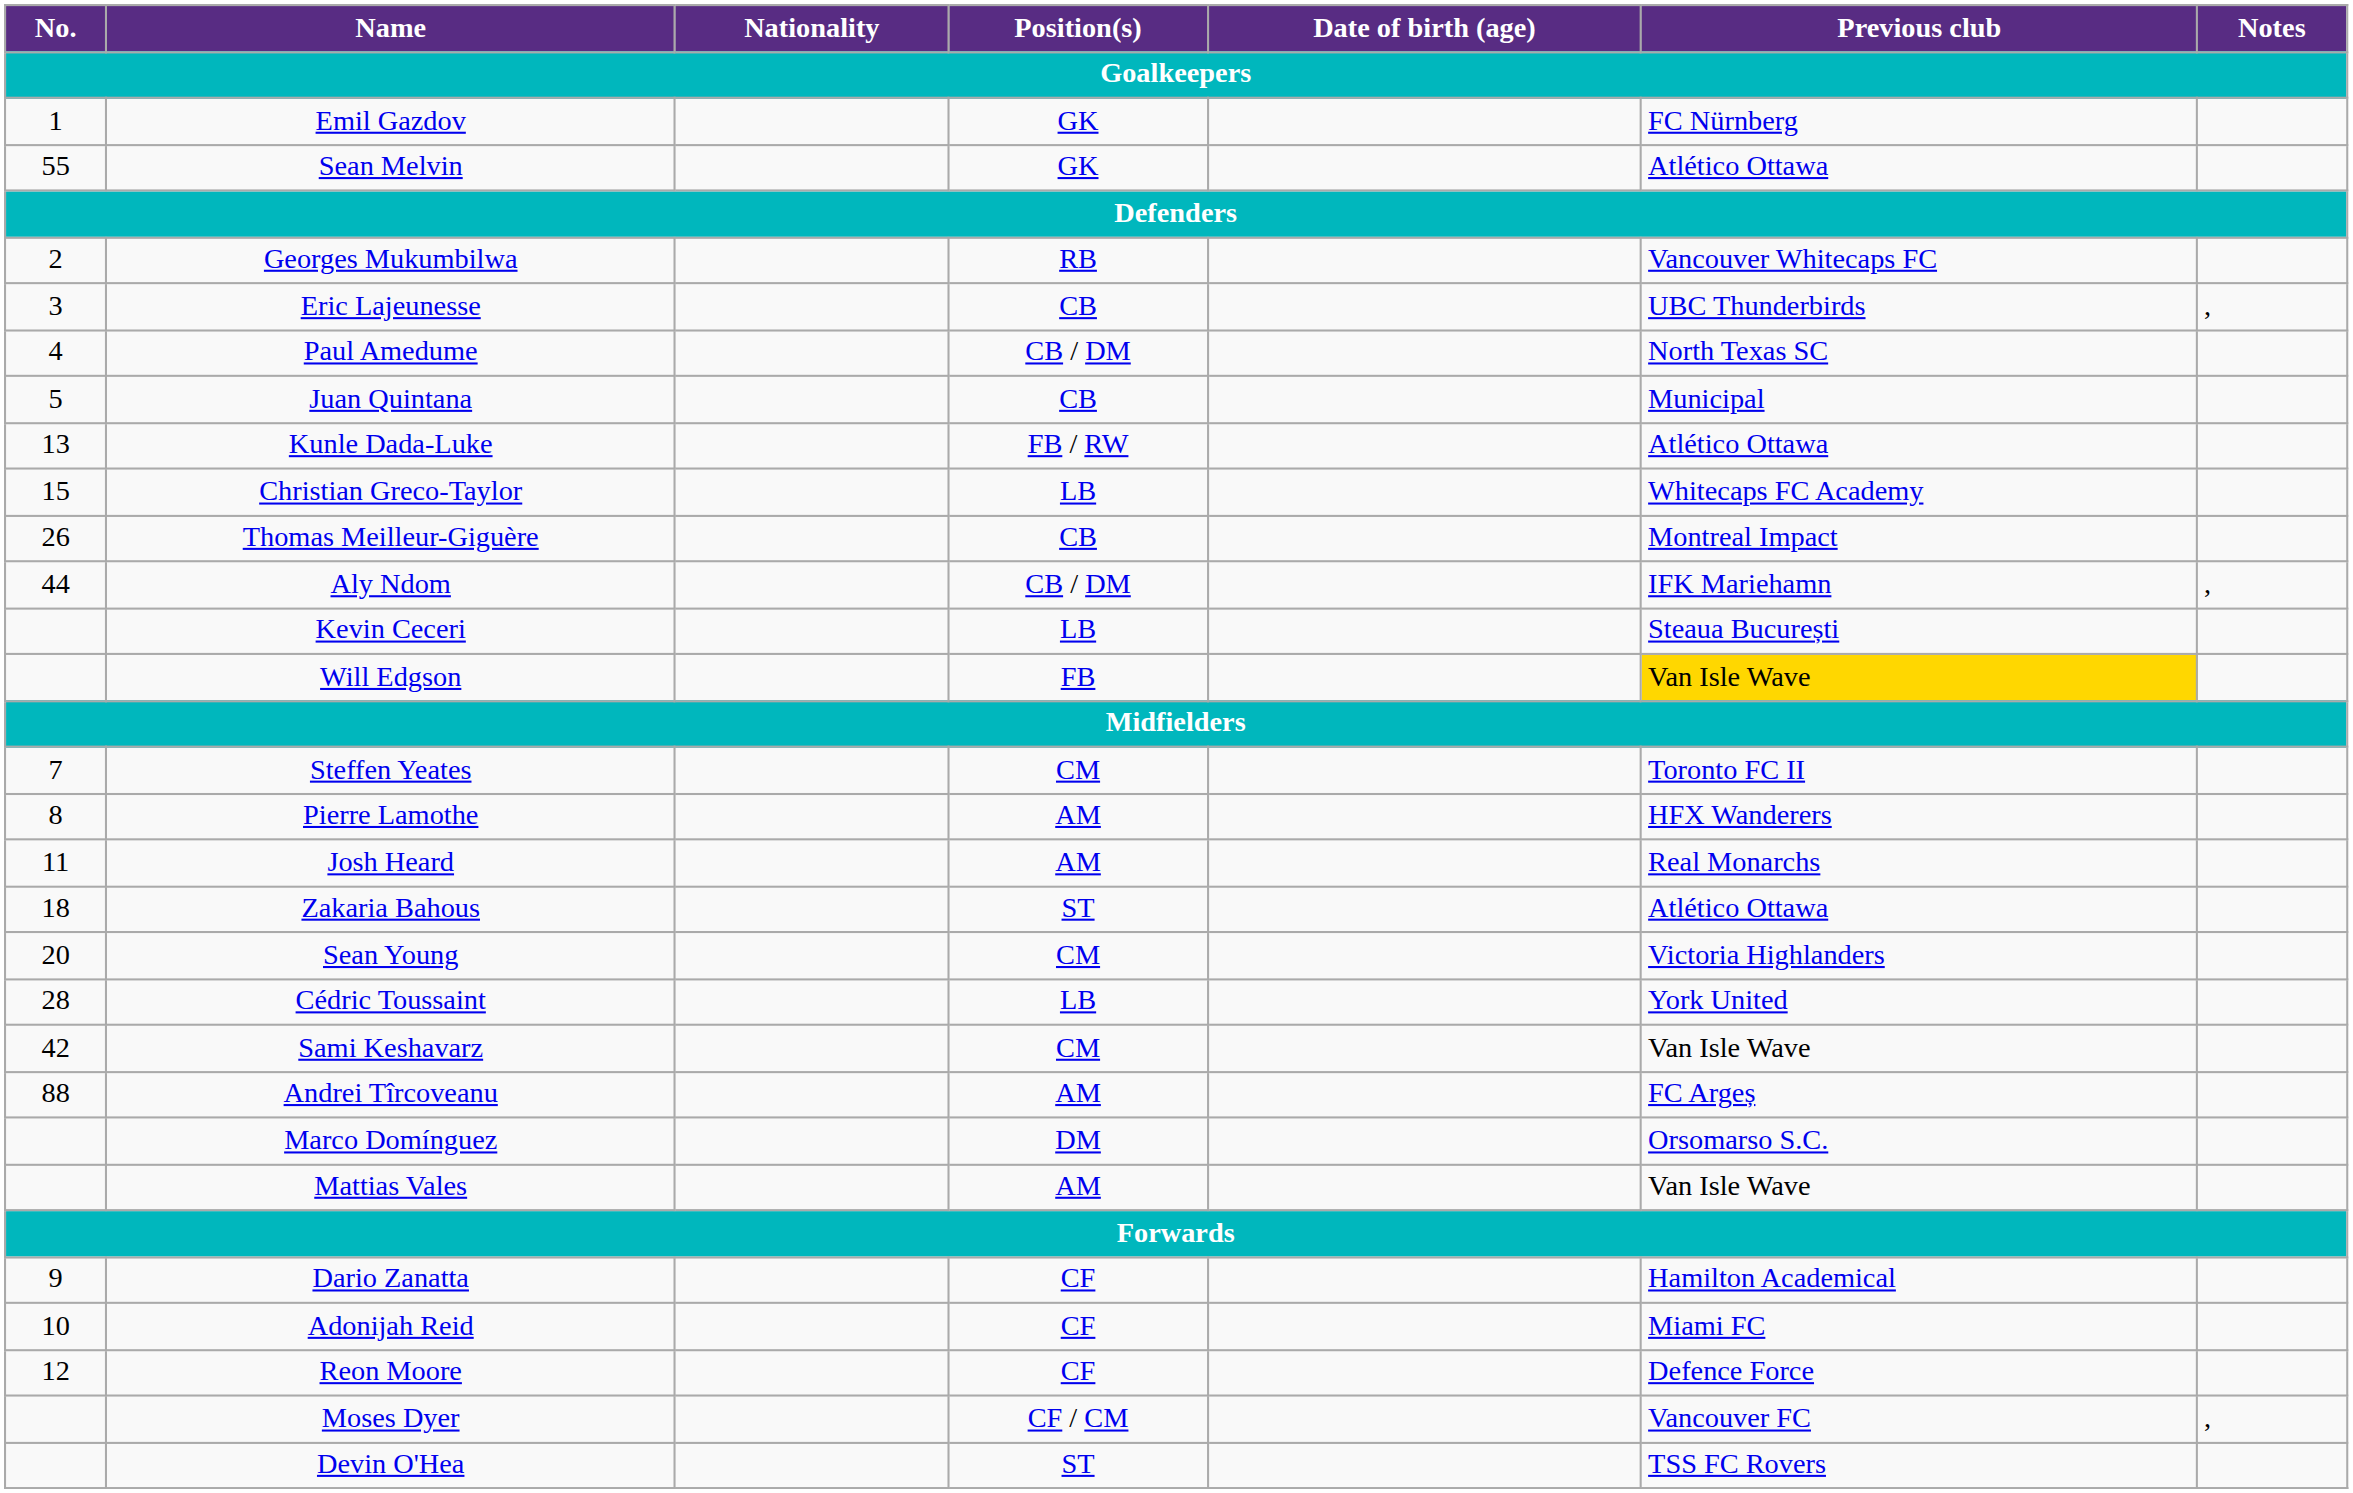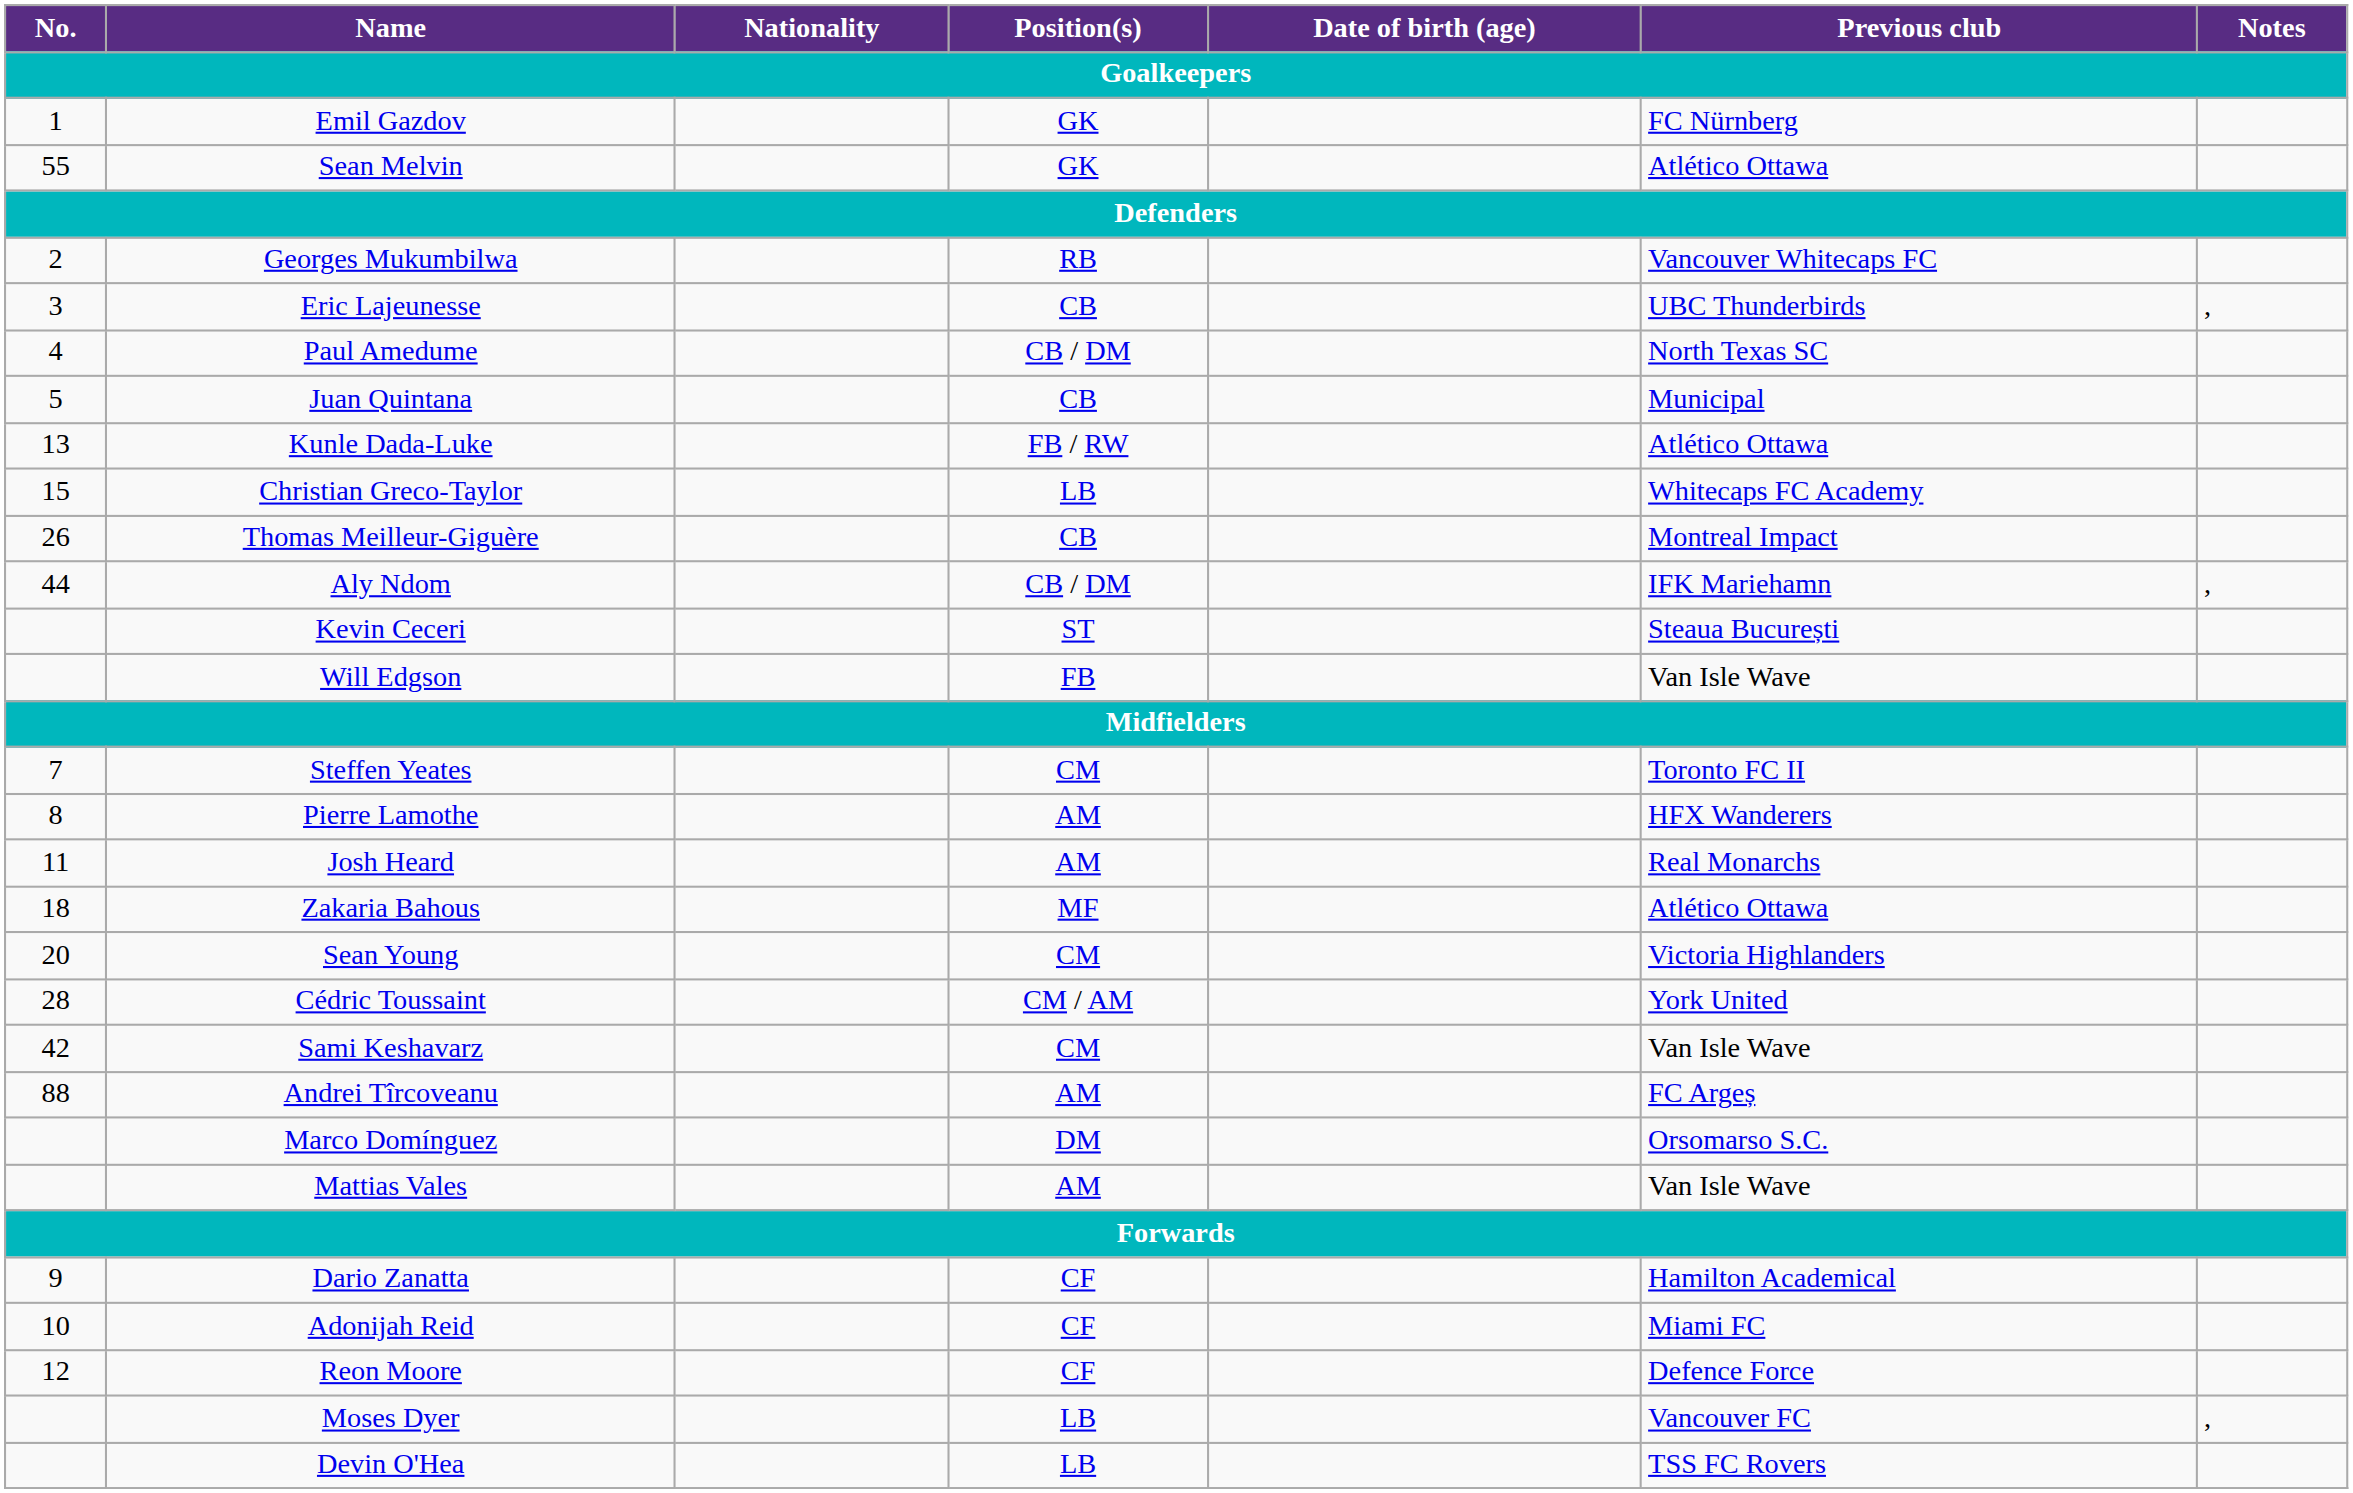(1078, 629) LB -> (1078, 629) ST
(1729, 676) gold background -> (1729, 676) no background
(1078, 908) ST -> (1078, 908) MF
(1078, 1000) LB -> (1078, 1000) CM / AM
(1078, 1417) CF / CM -> (1078, 1417) LB
(1078, 1464) ST -> (1078, 1464) LB
